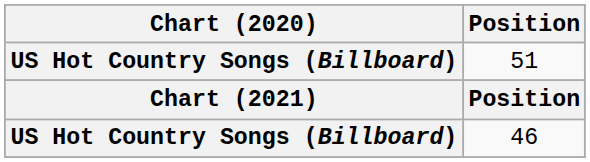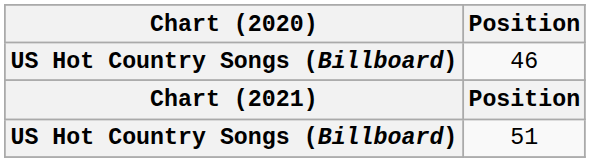rows swapped: (524, 62) <-> (524, 138)
